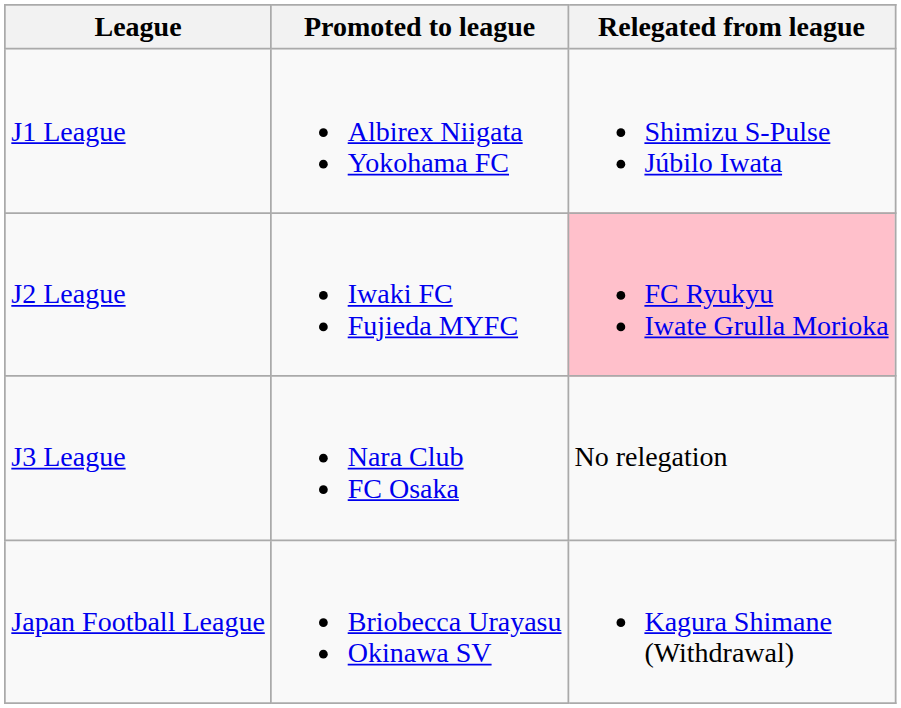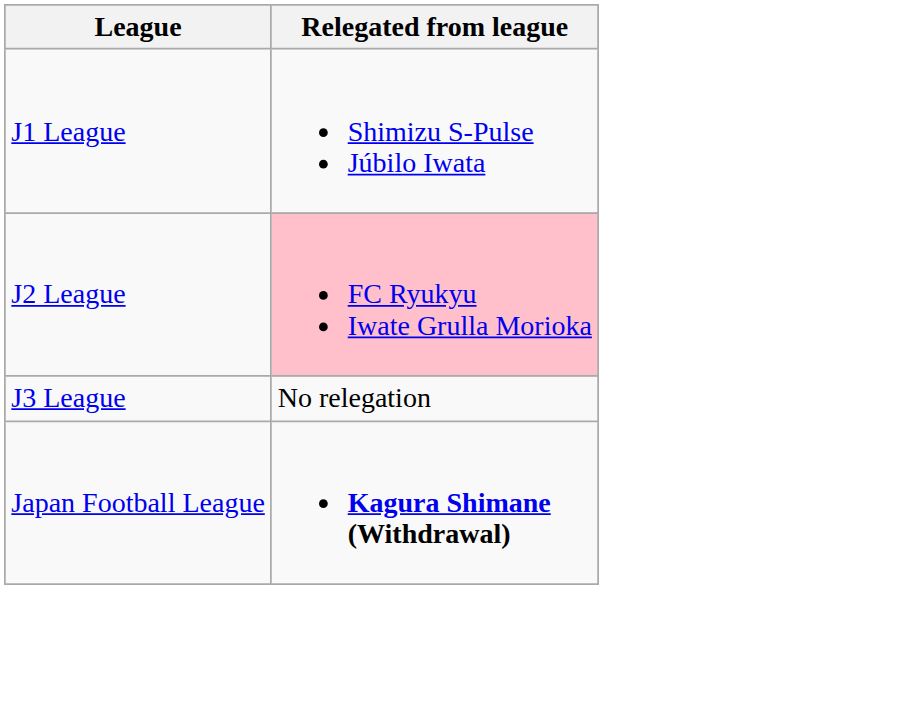- column: (420, 26)
(731, 637) normal -> (435, 518) bold
